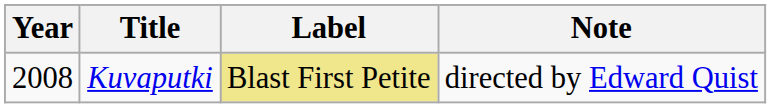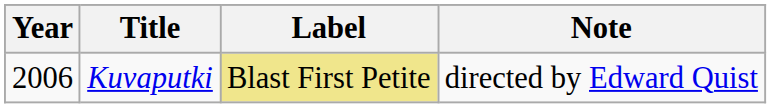(43, 77) 2008 -> (43, 77) 2006
